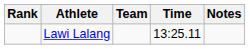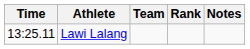columns swapped: (23, 14) <-> (177, 14)
